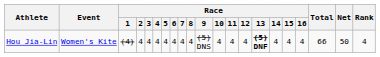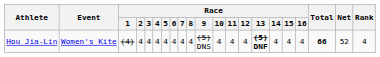(322, 41) normal -> (322, 41) bold
(344, 41) 50 -> (344, 41) 52
